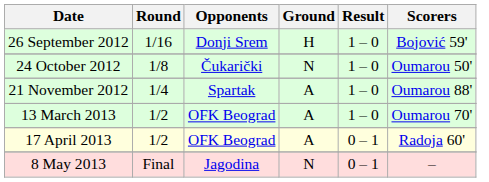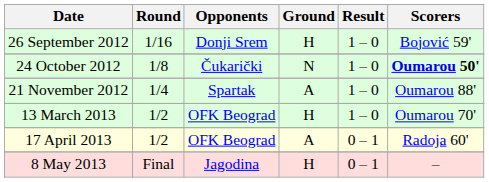(432, 66) normal -> (436, 66) bold
(309, 115) A -> (309, 115) H
(309, 164) N -> (309, 164) H
